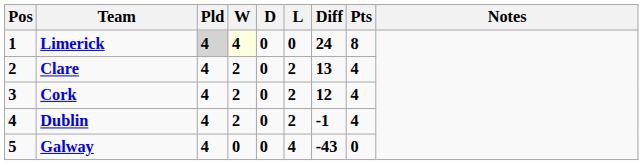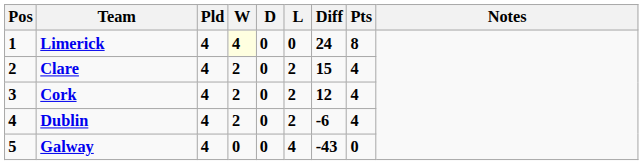(205, 43) lightgrey background -> (205, 43) no background
(324, 69) 13 -> (324, 69) 15
(322, 120) -1 -> (322, 120) -6
